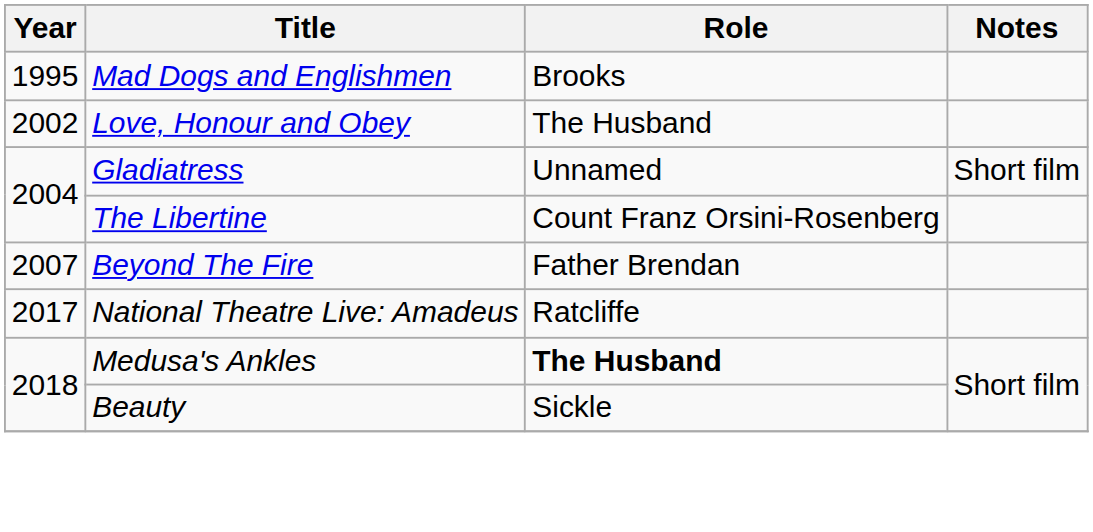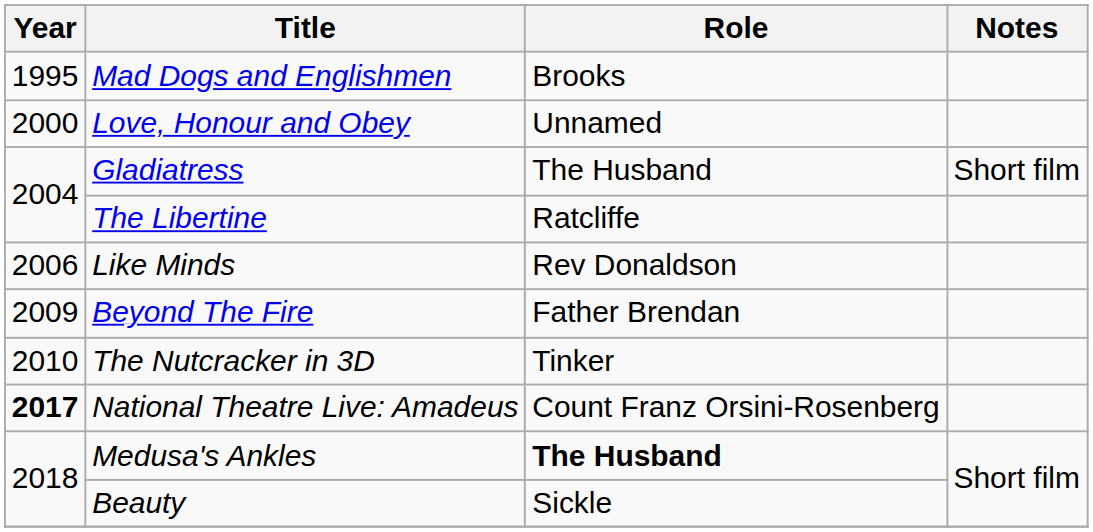(45, 123) 2002 -> (45, 123) 2000
(622, 123) The Husband -> (597, 123) Unnamed
(597, 170) Unnamed -> (622, 170) The Husband
(736, 218) Count Franz Orsini-Rosenberg -> (586, 218) Ratcliffe
+ row: (164, 265)
(45, 265) 2007 -> (45, 312) 2009
+ row: (234, 360)
(45, 312) normal -> (45, 407) bold
(586, 312) Ratcliffe -> (736, 407) Count Franz Orsini-Rosenberg
